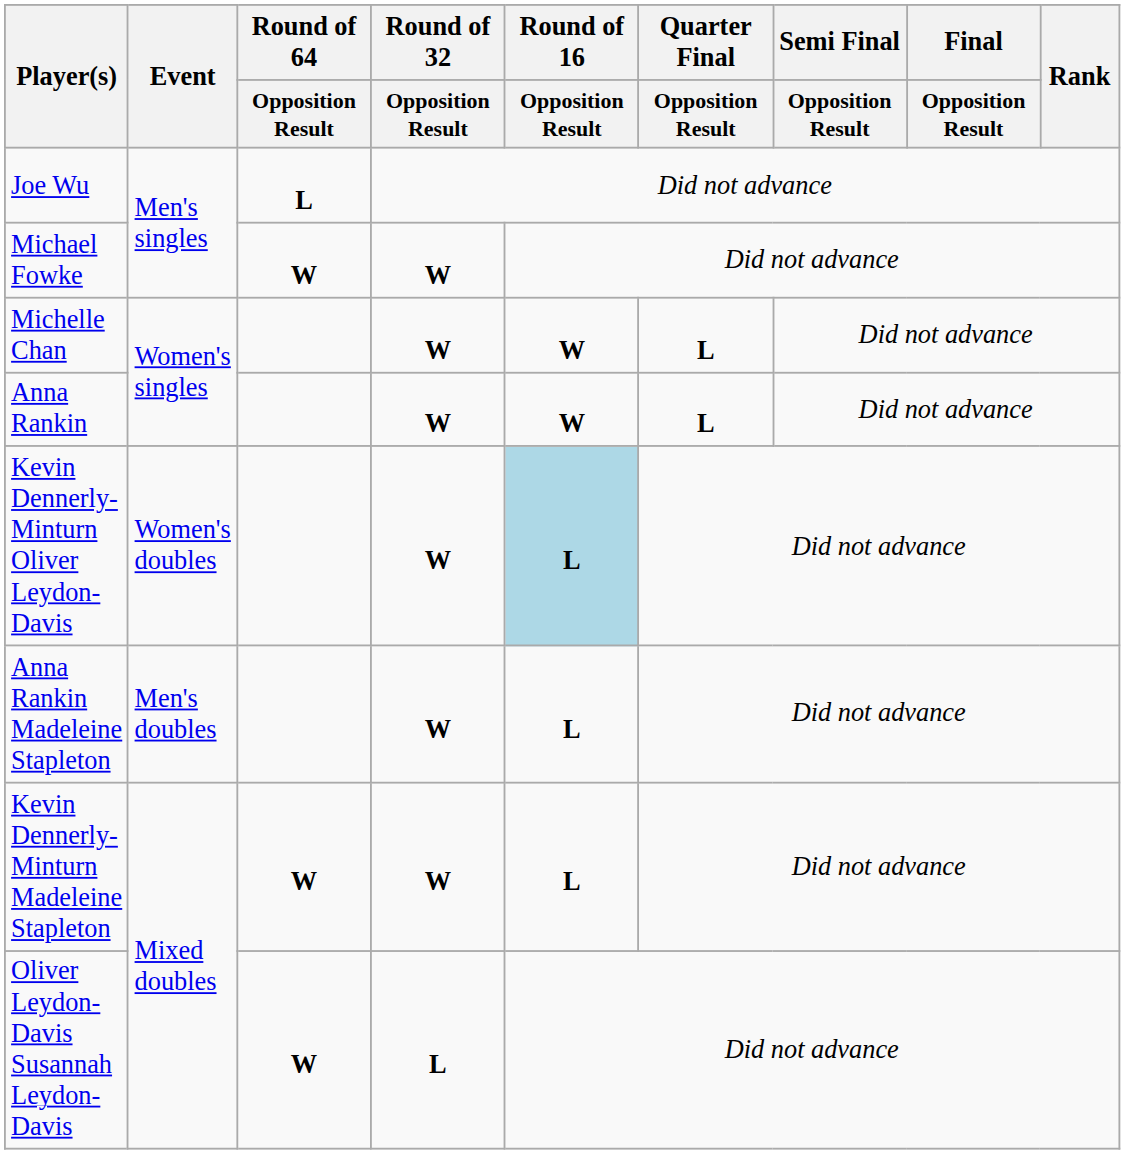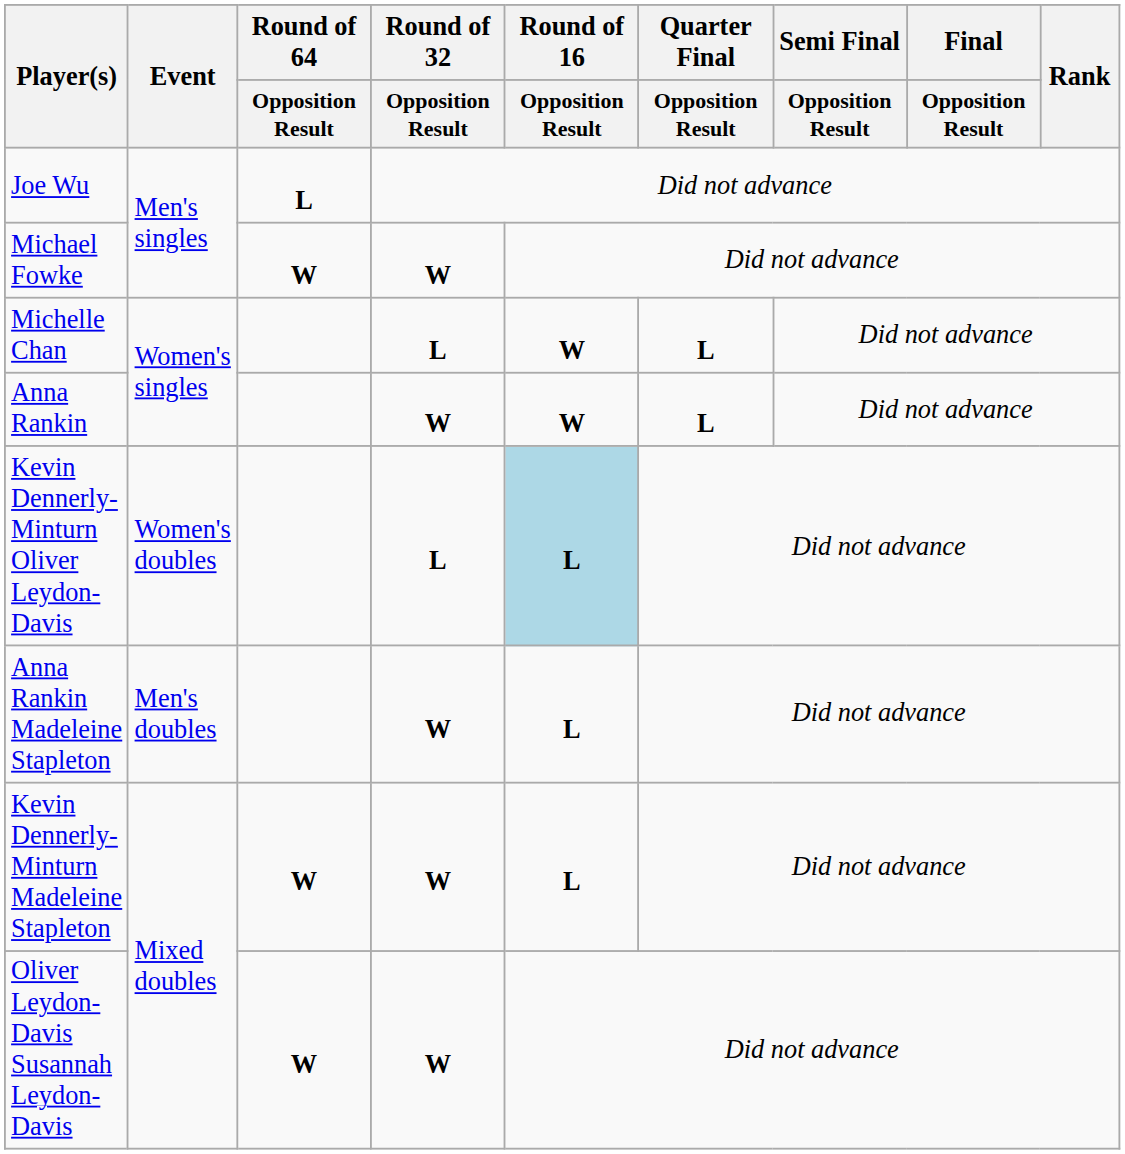(438, 350) W -> (438, 350) L
(438, 561) W -> (438, 561) L
(438, 1065) L -> (438, 1065) W
